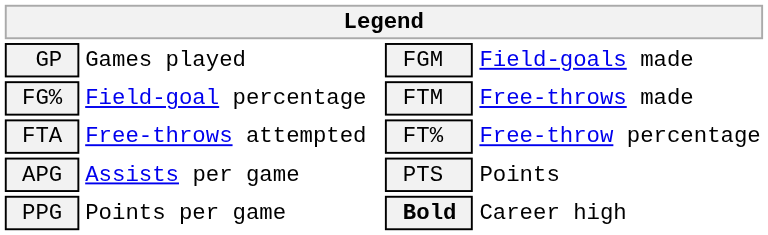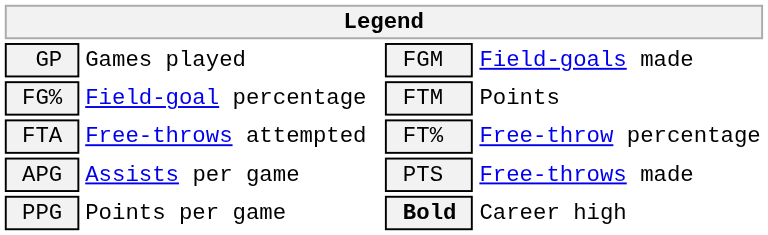(587, 98) Free-throws made -> (520, 98) Points
(520, 175) Points -> (587, 175) Free-throws made
